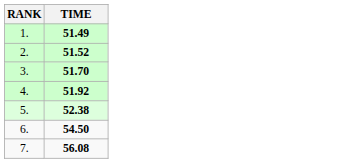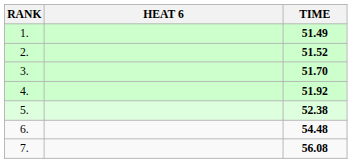+ column: (164, 14)
(76, 129) 54.50 -> (315, 129) 54.48
